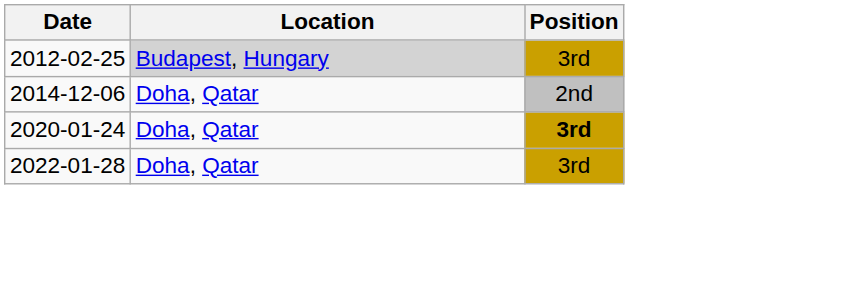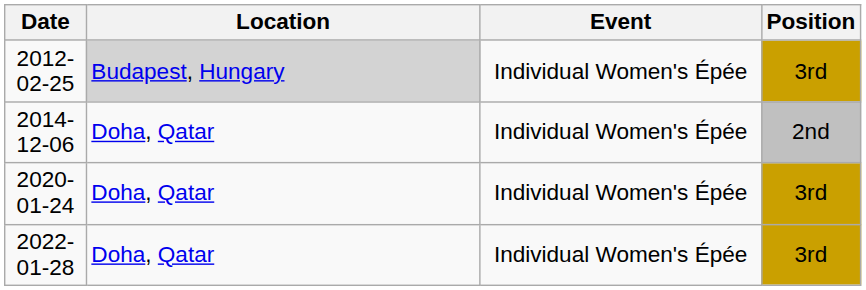+ column: (621, 22)
(574, 129) bold -> (811, 193) normal
